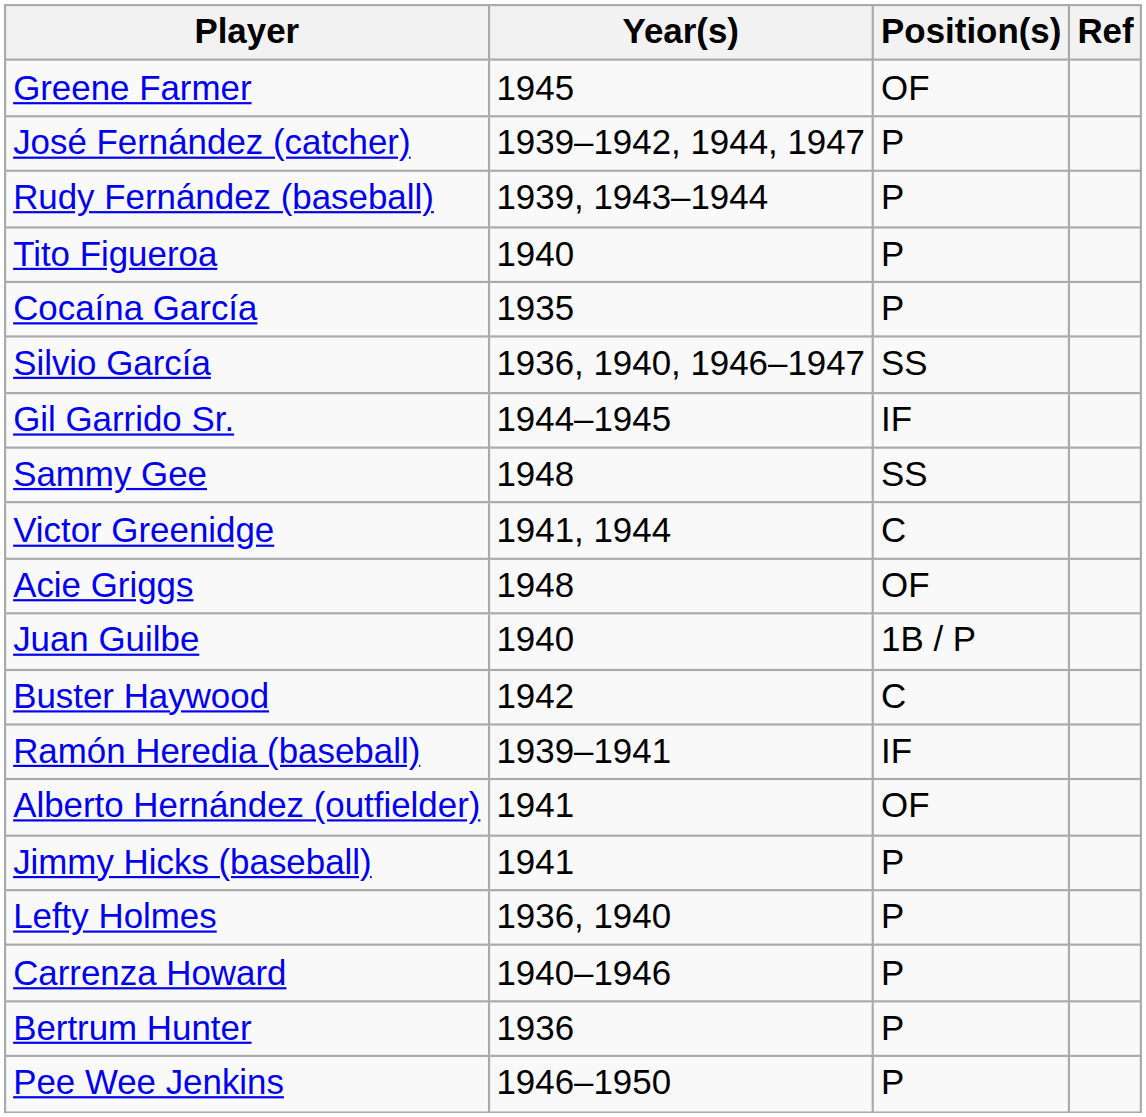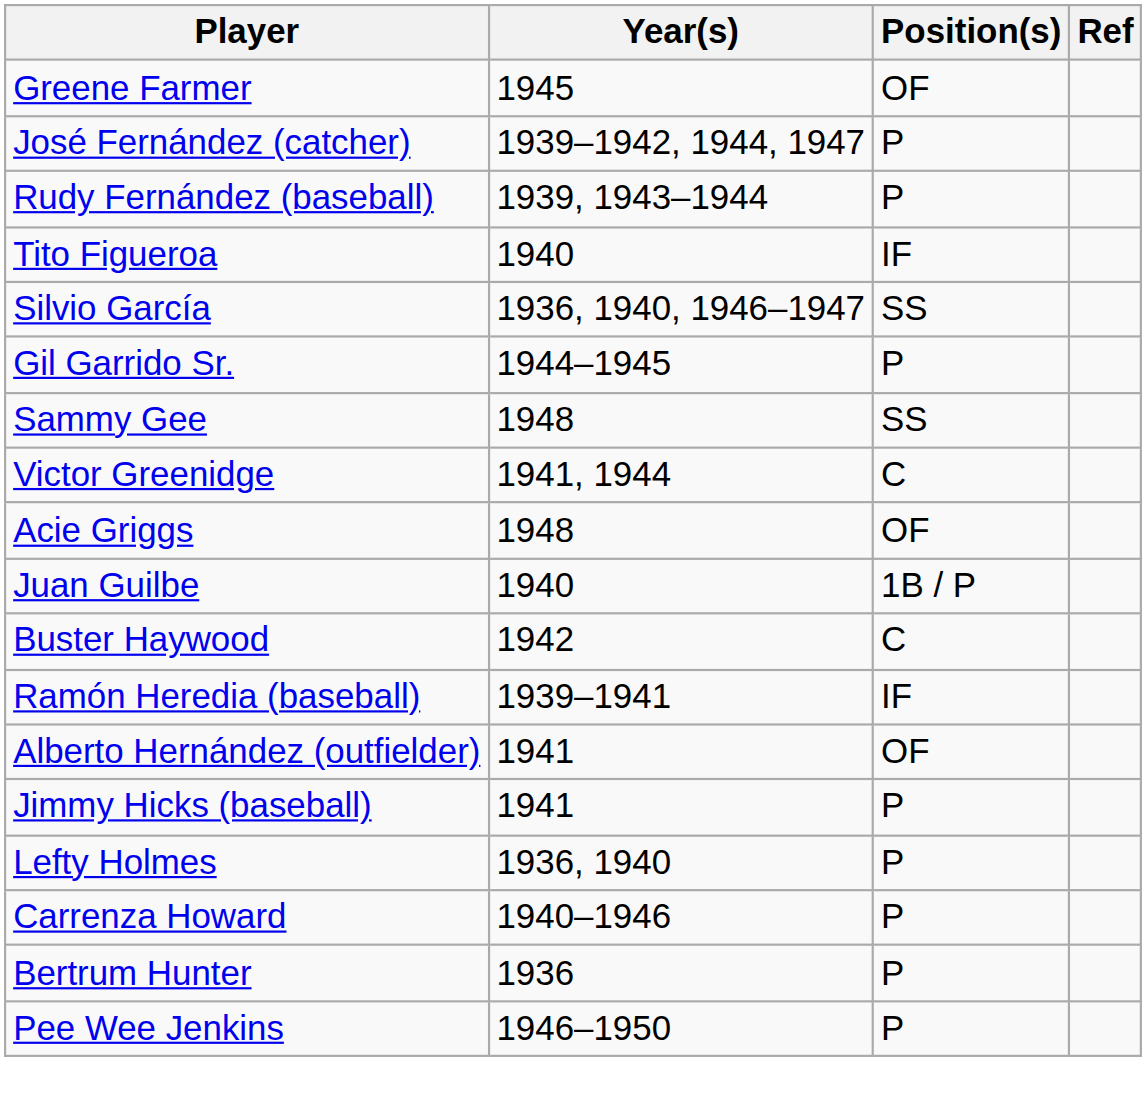(893, 253) P -> (897, 253) IF
- row: (135, 308)
(897, 419) IF -> (893, 364) P
